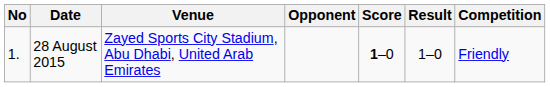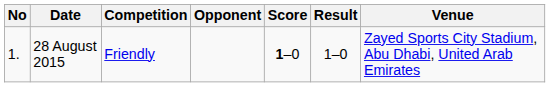columns swapped: (193, 15) <-> (500, 15)
